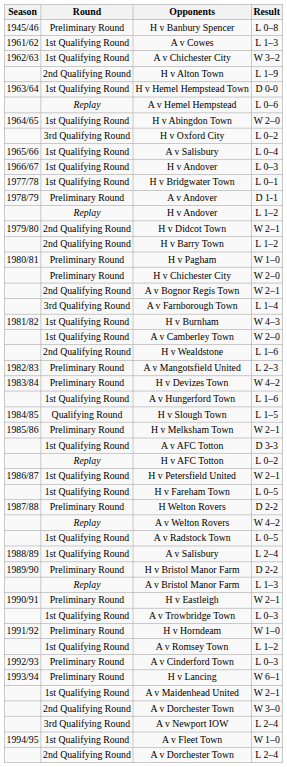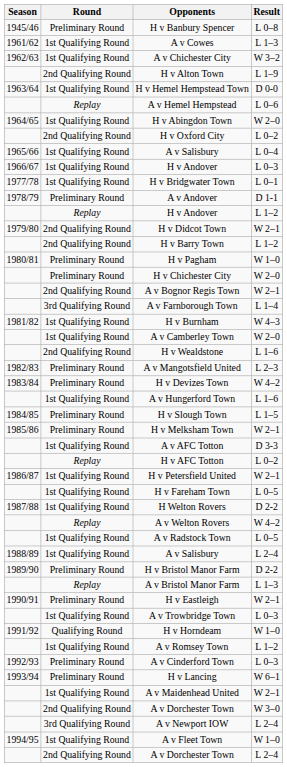(87, 136) 3rd Qualifying Round -> (87, 136) 2nd Qualifying Round
(87, 414) Qualifying Round -> (87, 414) Preliminary Round
(87, 507) Preliminary Round -> (87, 507) 1st Qualifying Round
(87, 631) Preliminary Round -> (87, 631) Qualifying Round
